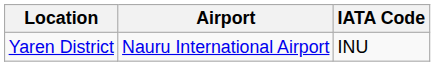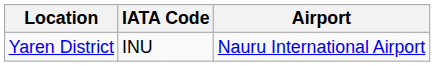columns swapped: (226, 18) <-> (381, 18)
